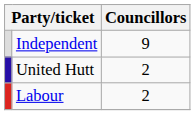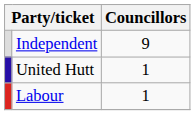(146, 69) 2 -> (146, 69) 1
(146, 95) 2 -> (146, 95) 1
